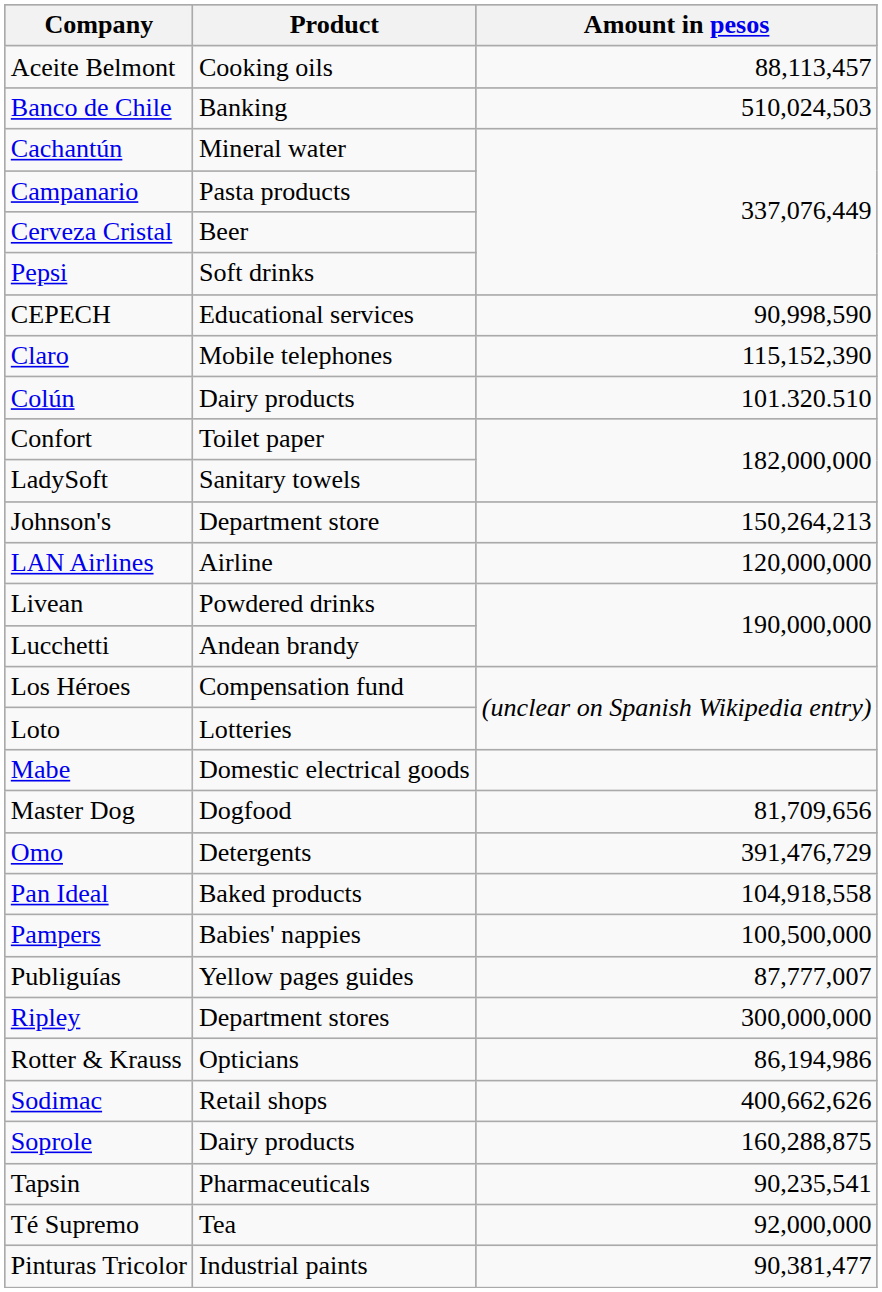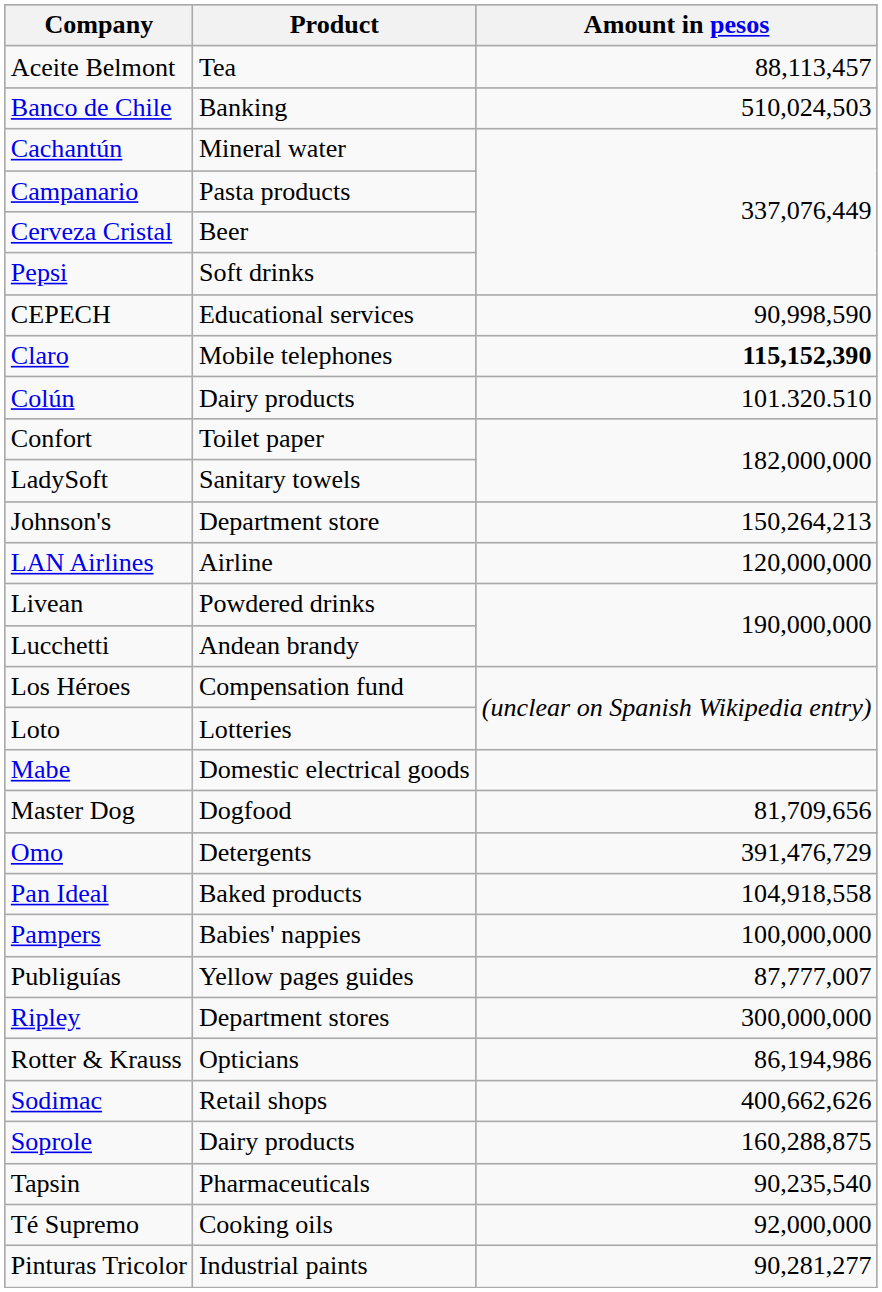(266, 66) Cooking oils -> (218, 66) Tea
(807, 356) normal -> (807, 356) bold
(806, 935) 100,500,000 -> (806, 935) 100,000,000
(813, 1183) 90,235,541 -> (813, 1183) 90,235,540
(218, 1224) Tea -> (266, 1224) Cooking oils
(813, 1266) 90,381,477 -> (813, 1266) 90,281,277
